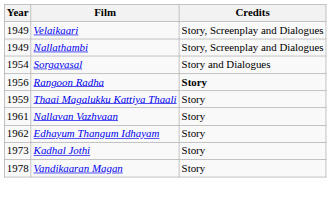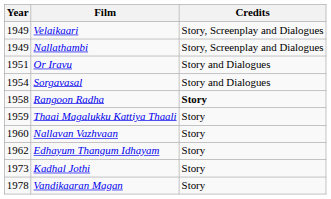+ row: (53, 64)
(18, 82) 1956 -> (18, 99) 1958
(18, 116) 1961 -> (18, 133) 1960
